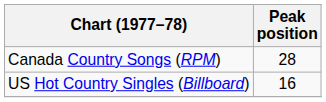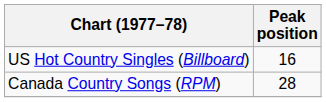rows swapped: (114, 59) <-> (129, 84)
